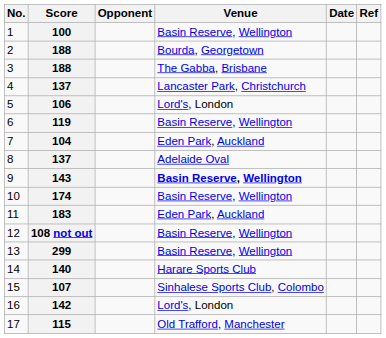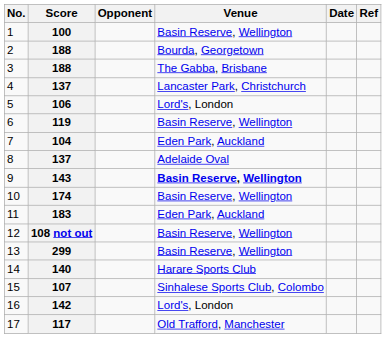(62, 324) 115 -> (62, 324) 117
